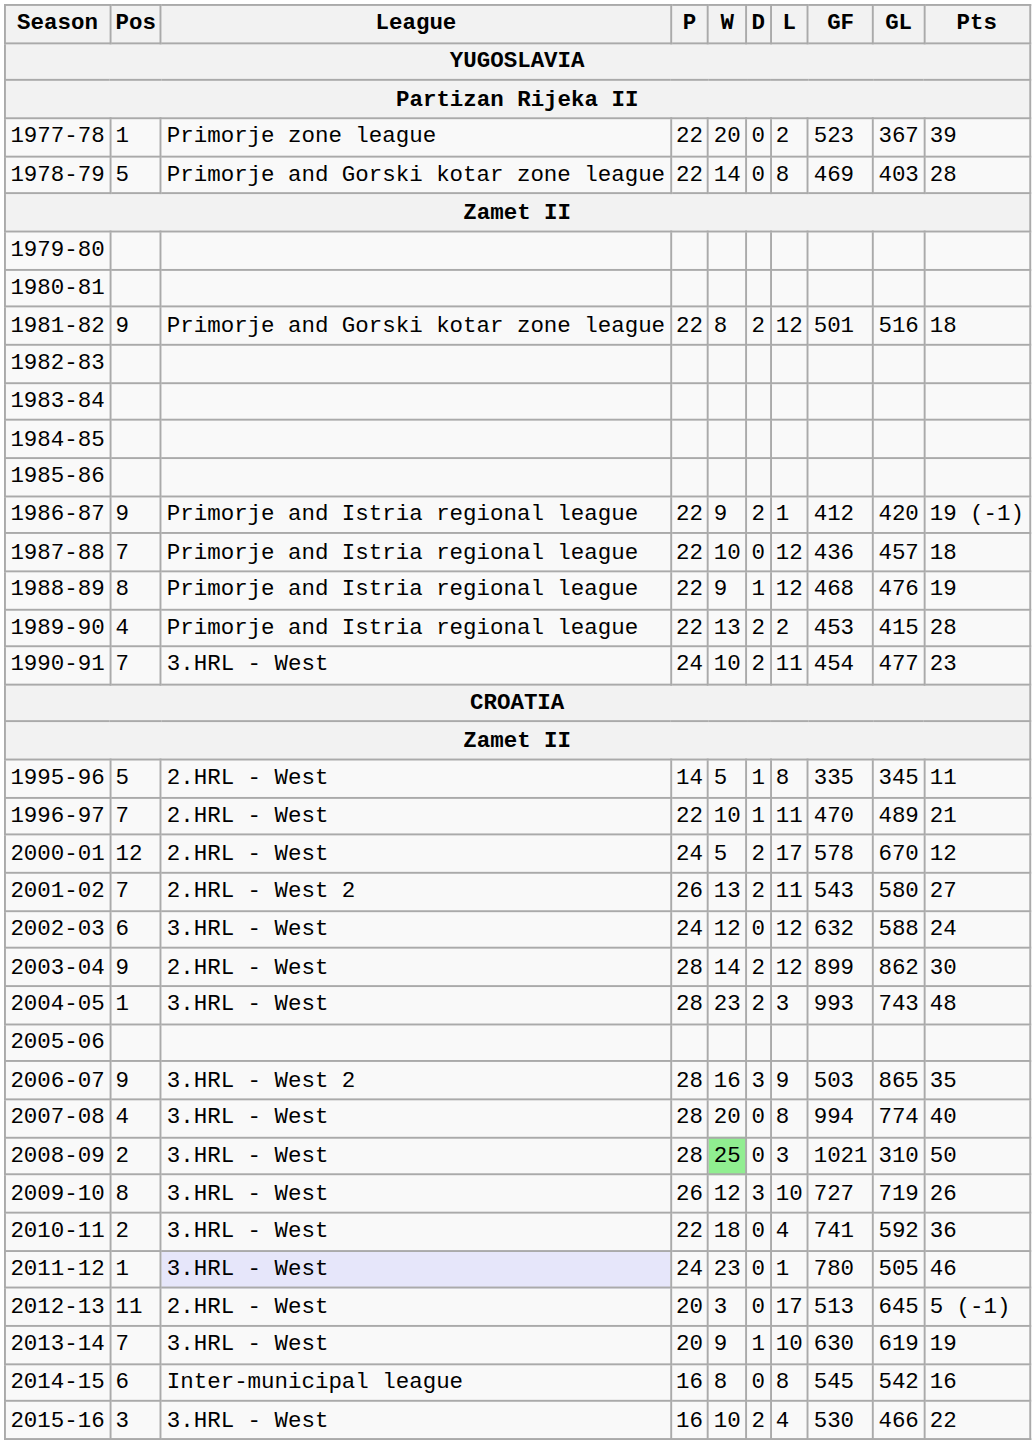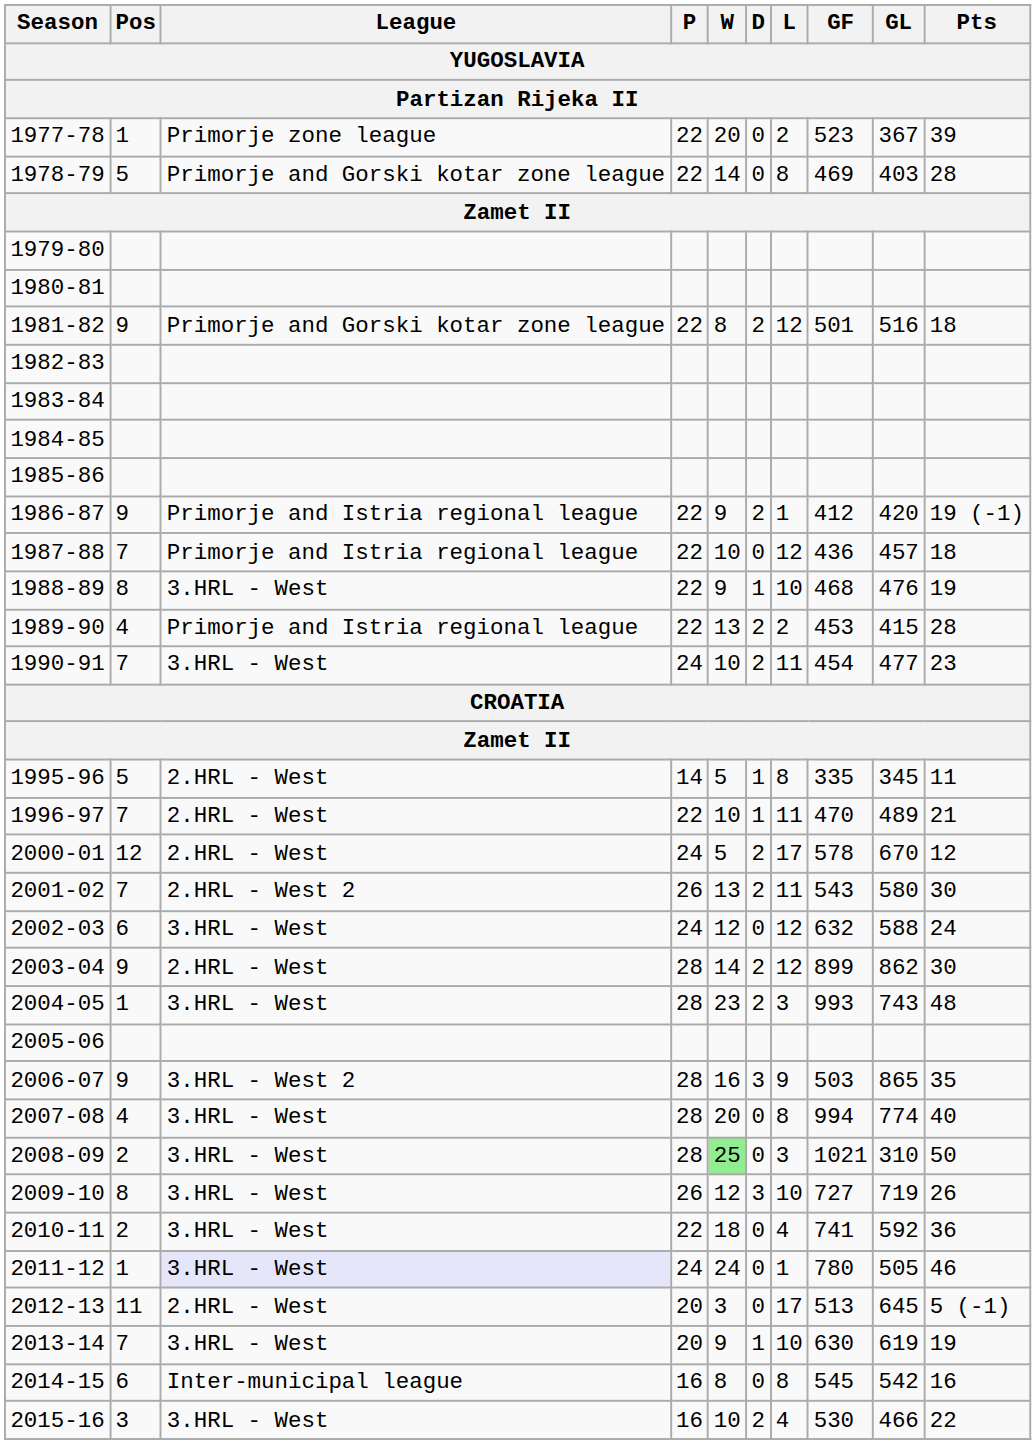(402, 590) Primorje and Istria regional league -> (248, 590) 3.HRL - West
(789, 590) 12 -> (789, 590) 10
(943, 892) 27 -> (943, 892) 30
(727, 1269) 23 -> (727, 1269) 24
